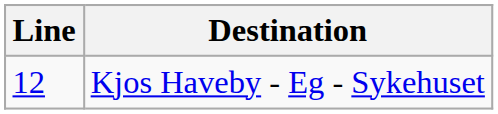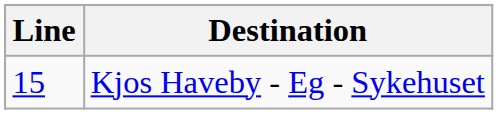(29, 81) 12 -> (29, 81) 15
